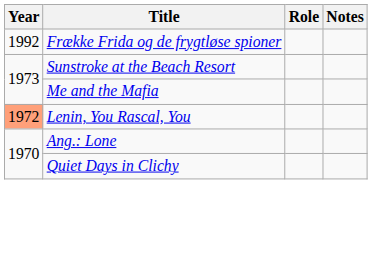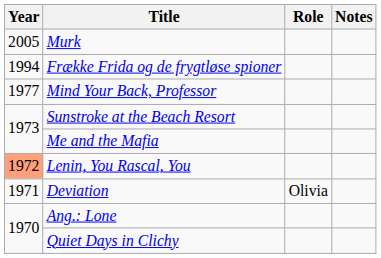+ row: (64, 41)
(24, 41) 1992 -> (24, 66) 1994
+ row: (131, 91)
+ row: (78, 191)
